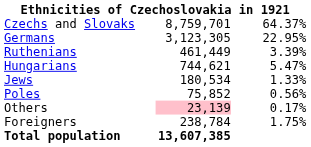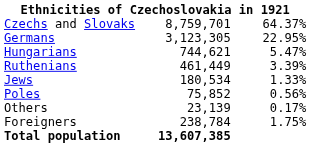rows swapped: (40, 66) <-> (40, 52)
(209, 108) pink background -> (209, 108) no background
